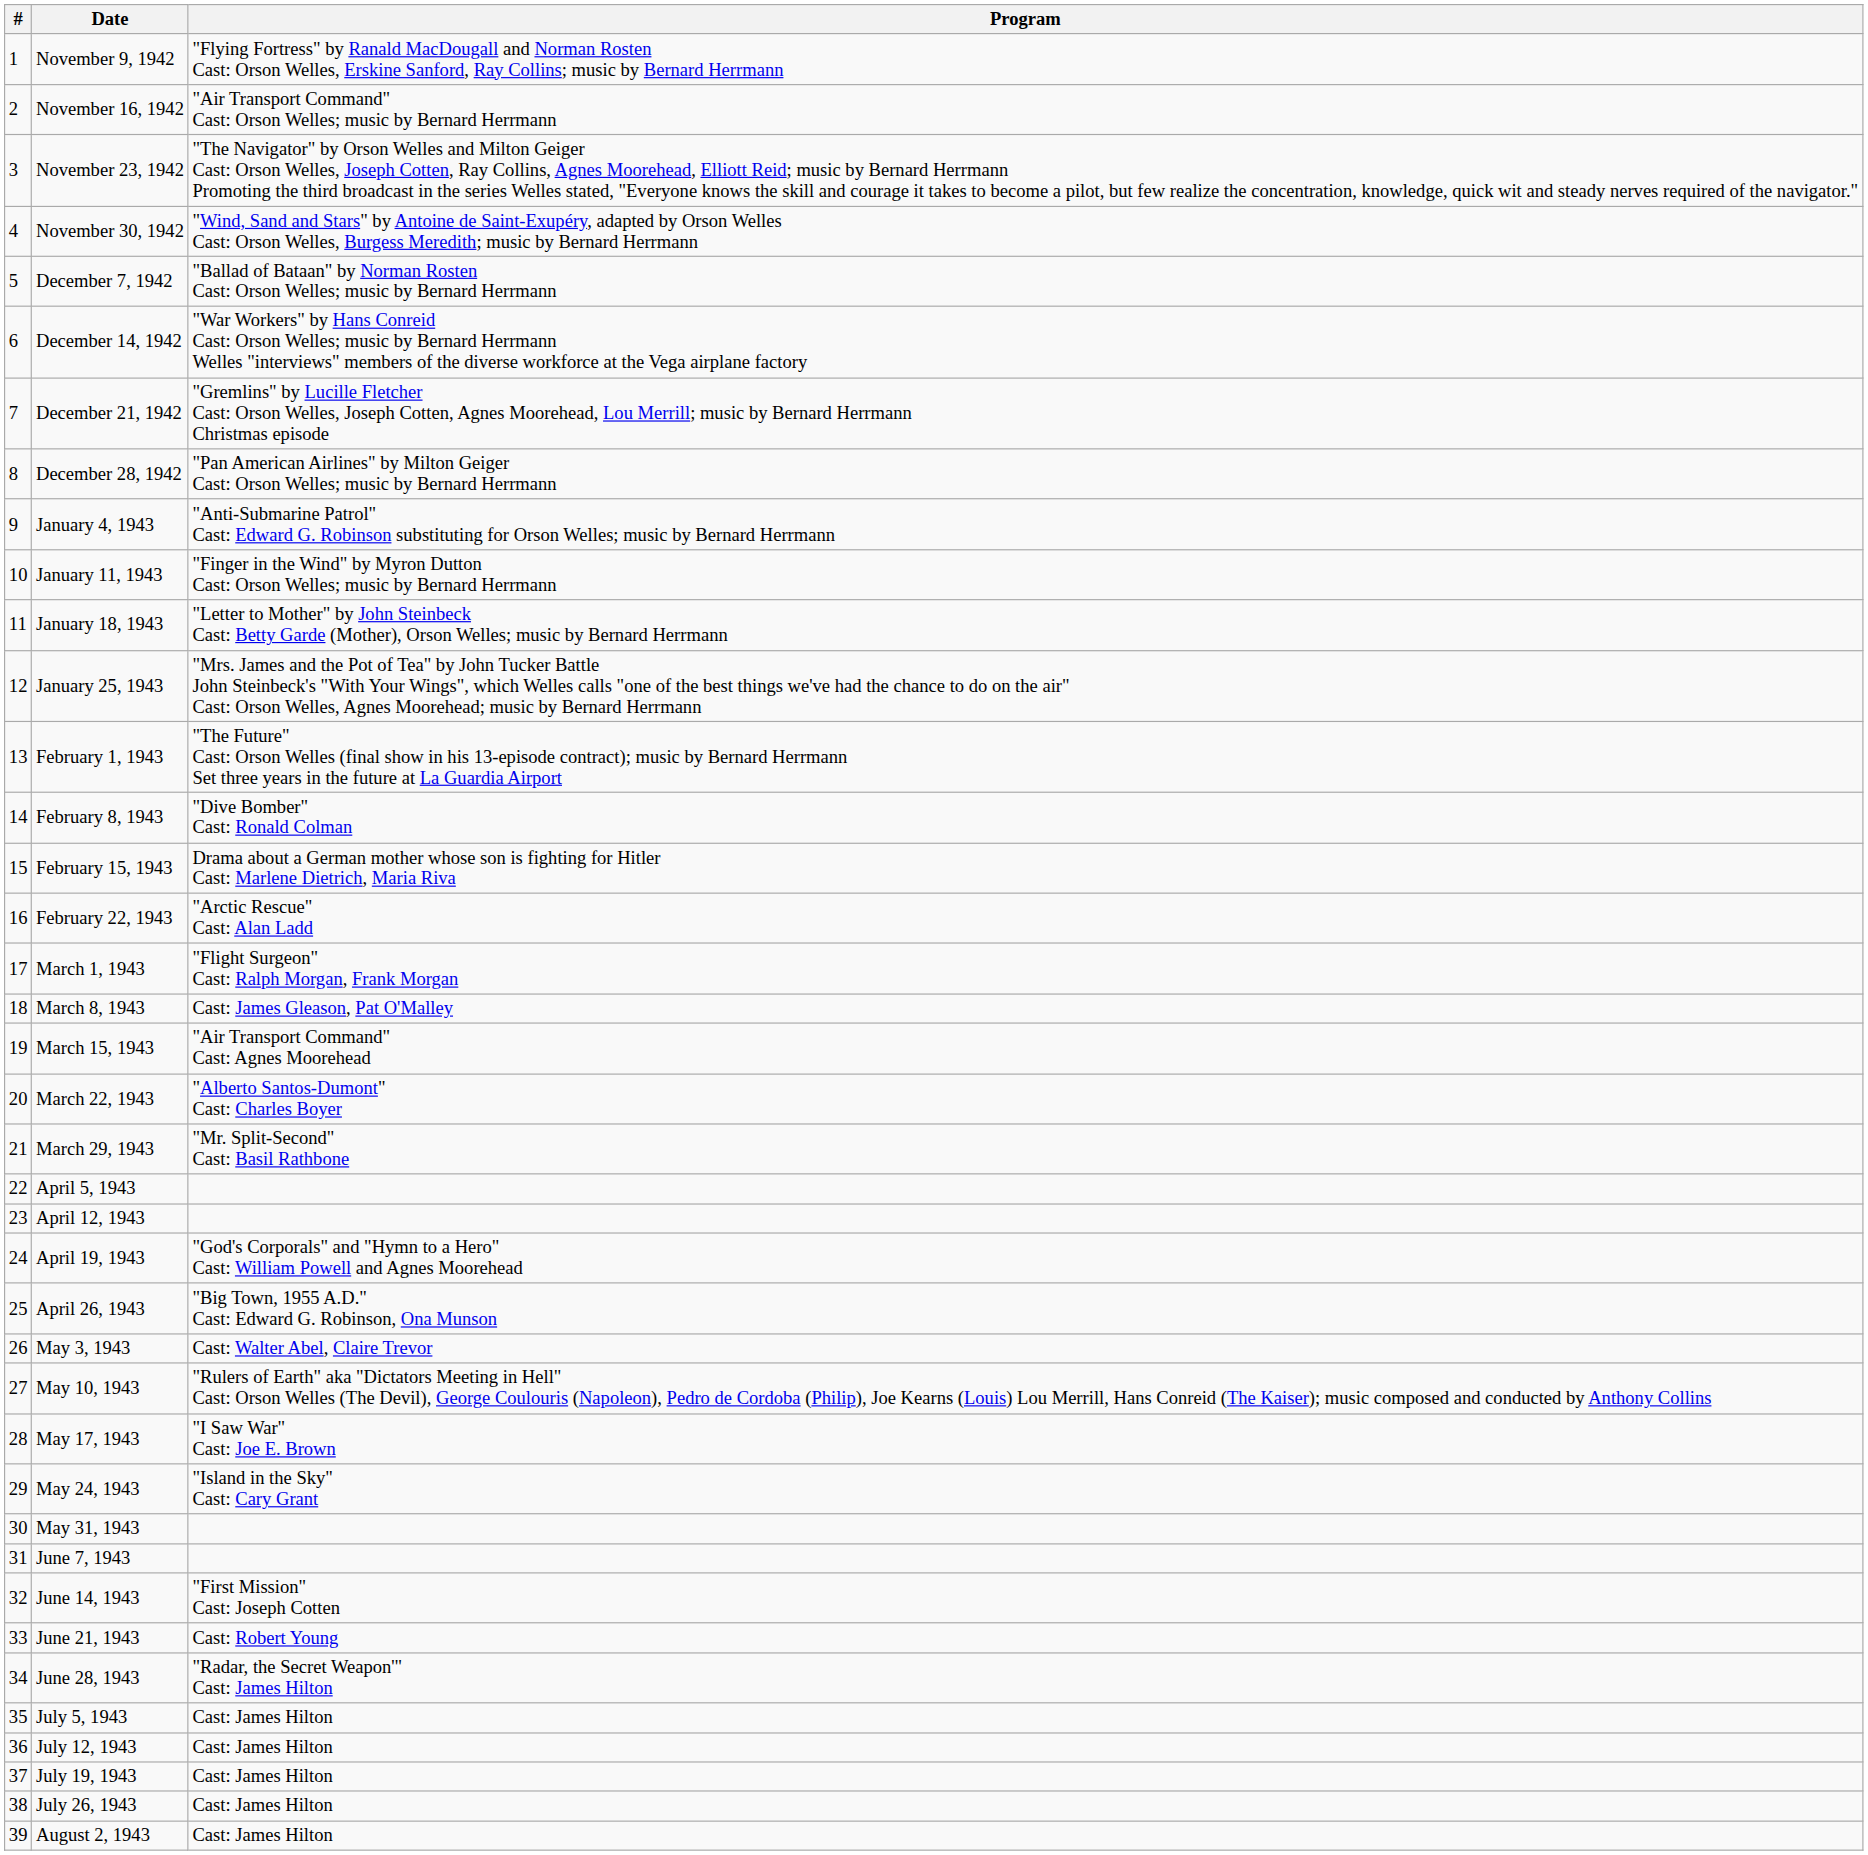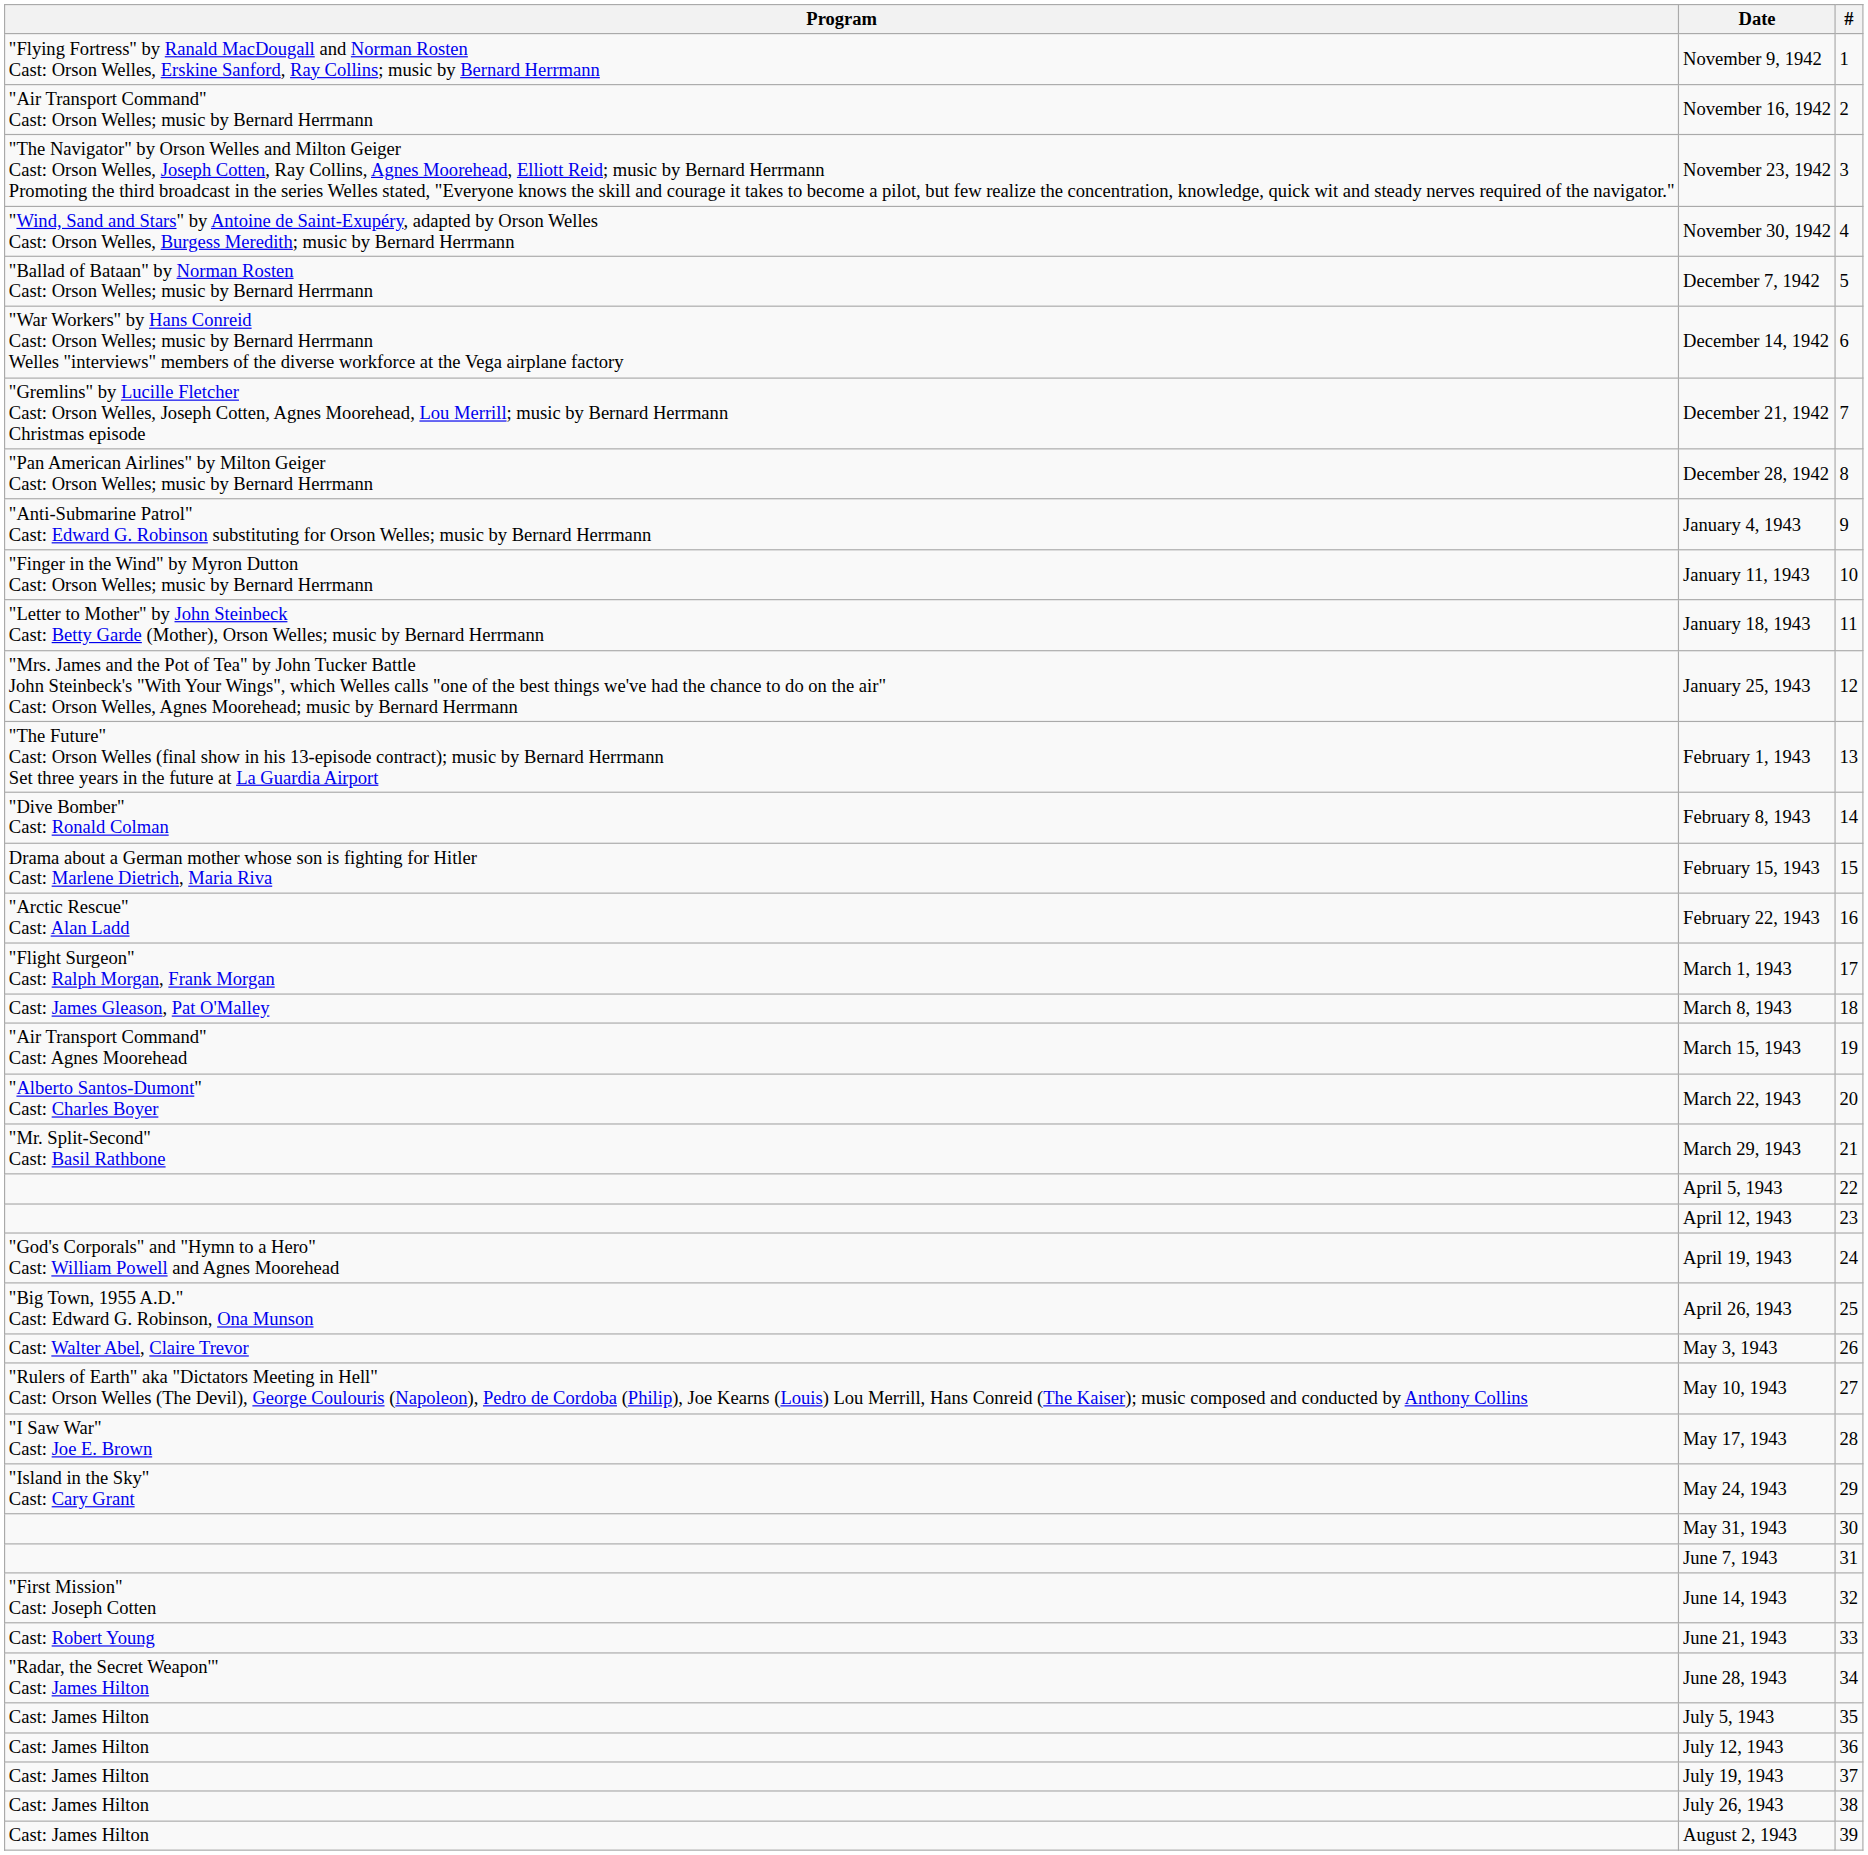columns swapped: (18, 19) <-> (1025, 19)
